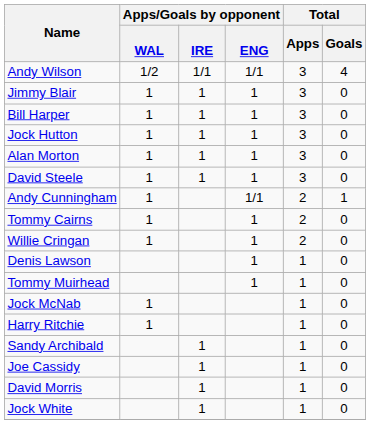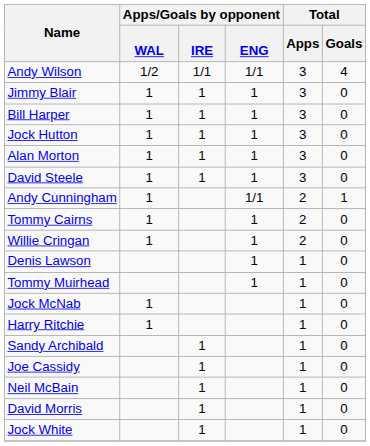+ row: (43, 388)
